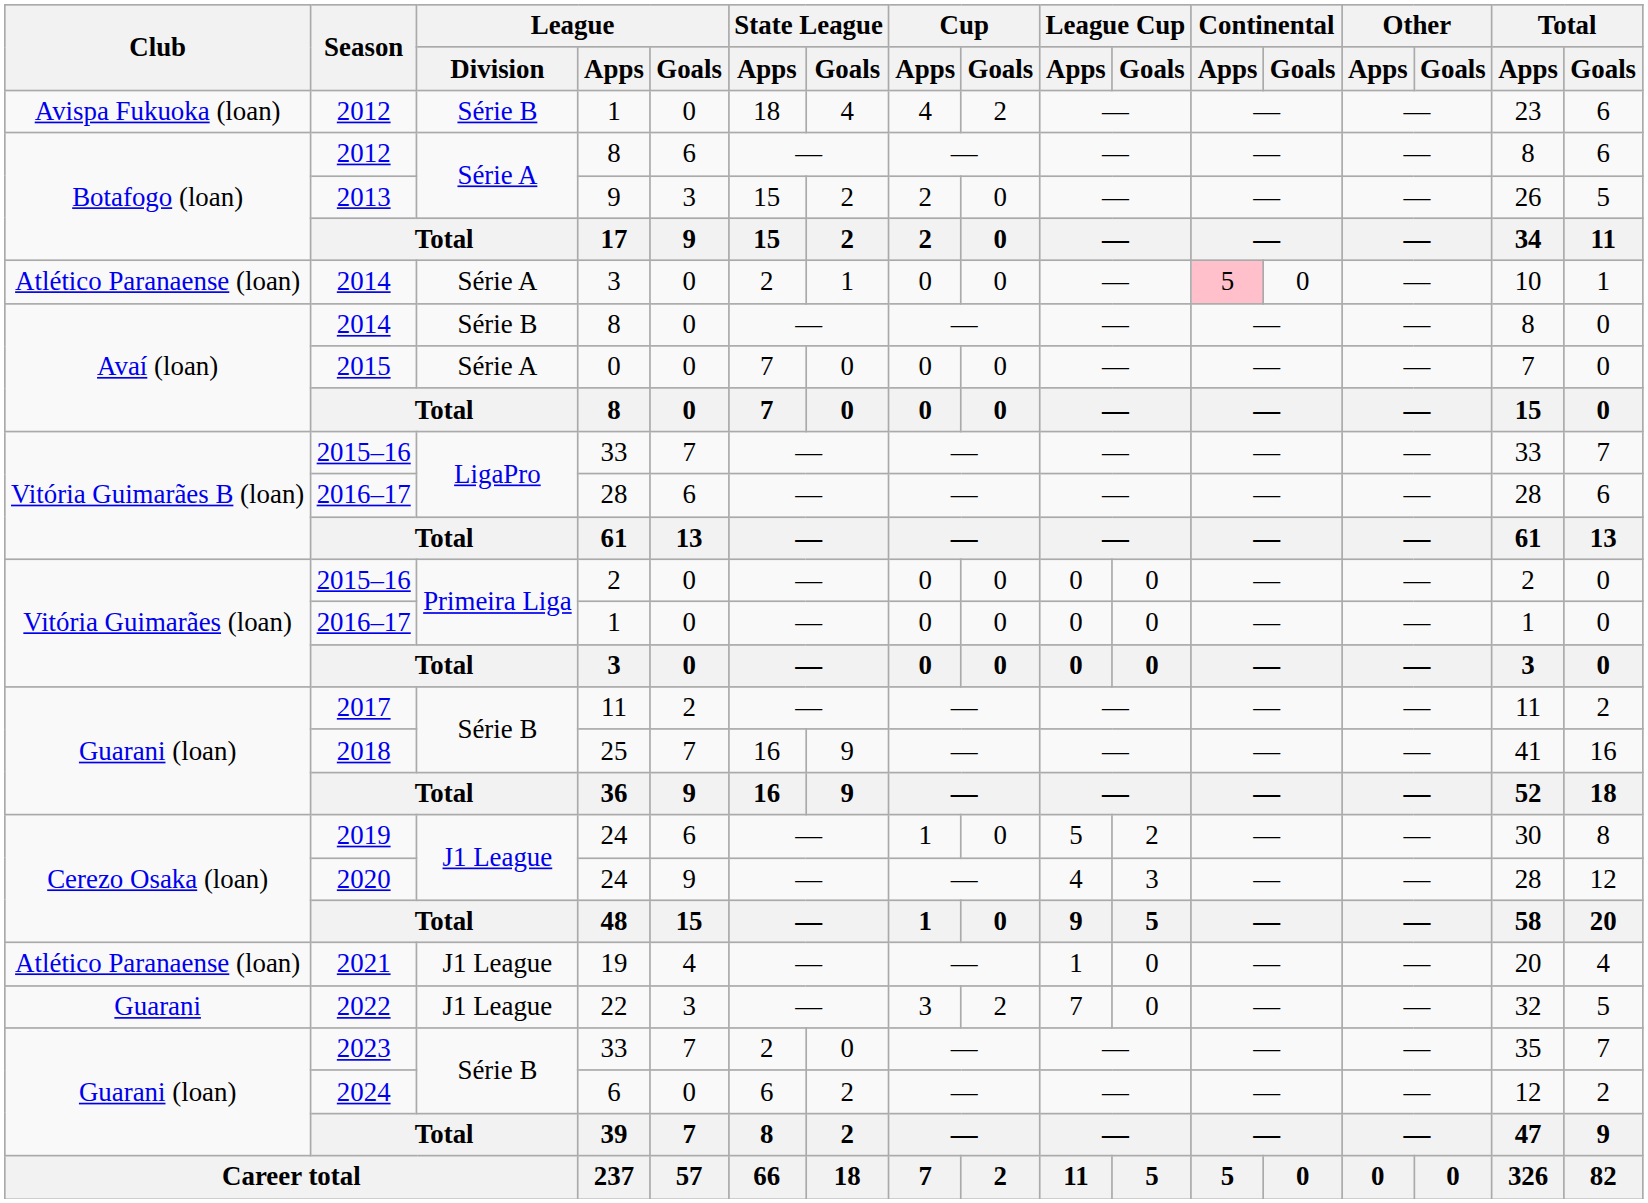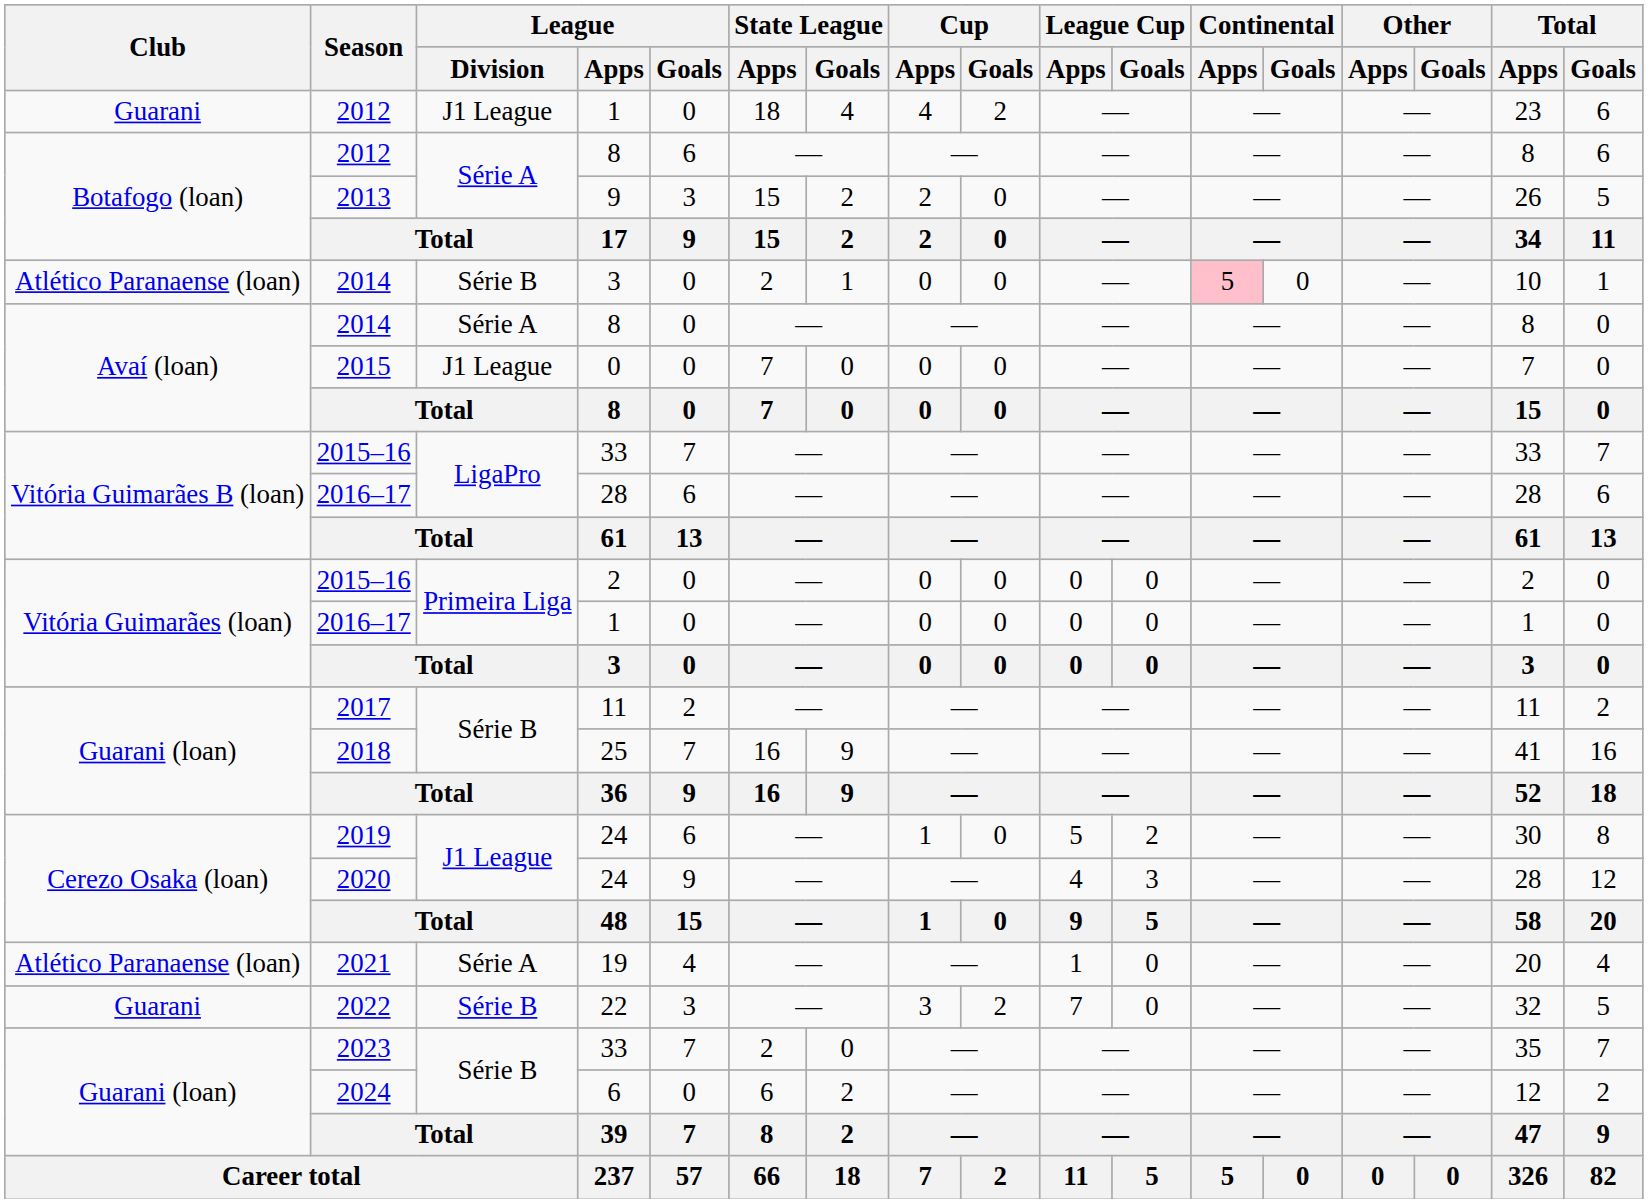(158, 111) Avispa Fukuoka (loan) -> (158, 111) Guarani
(497, 111) Série B -> (497, 111) J1 League
(497, 281) Série A -> (497, 281) Série B
(497, 324) Série B -> (497, 324) Série A
(497, 366) Série A -> (497, 366) J1 League
(497, 963) J1 League -> (497, 963) Série A
(497, 1006) J1 League -> (497, 1006) Série B
